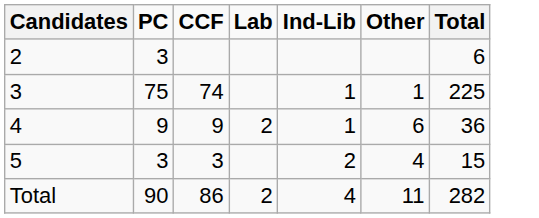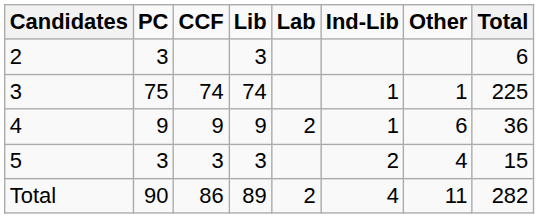+ column: (250, 21)
